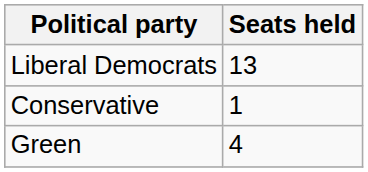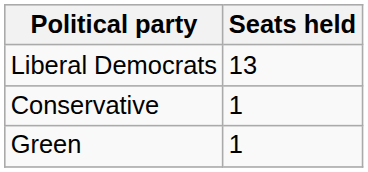(236, 145) 4 -> (236, 145) 1
